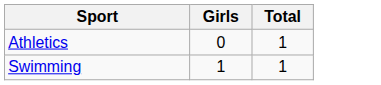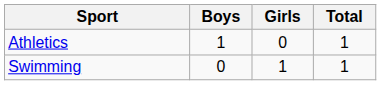+ column: (221, 17)
